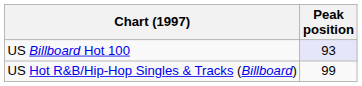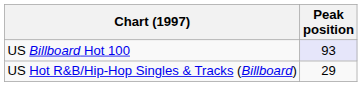(328, 71) 99 -> (328, 71) 29
